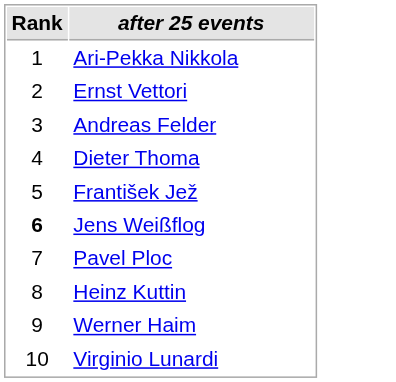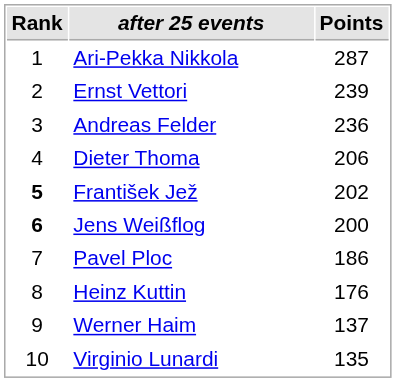+ column: (352, 23)
(37, 192) normal -> (37, 192) bold
